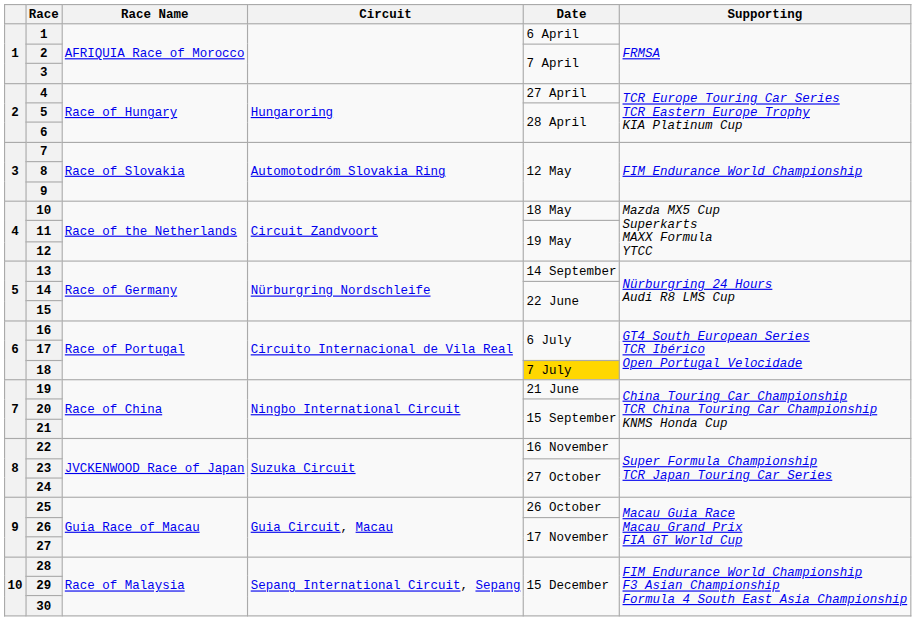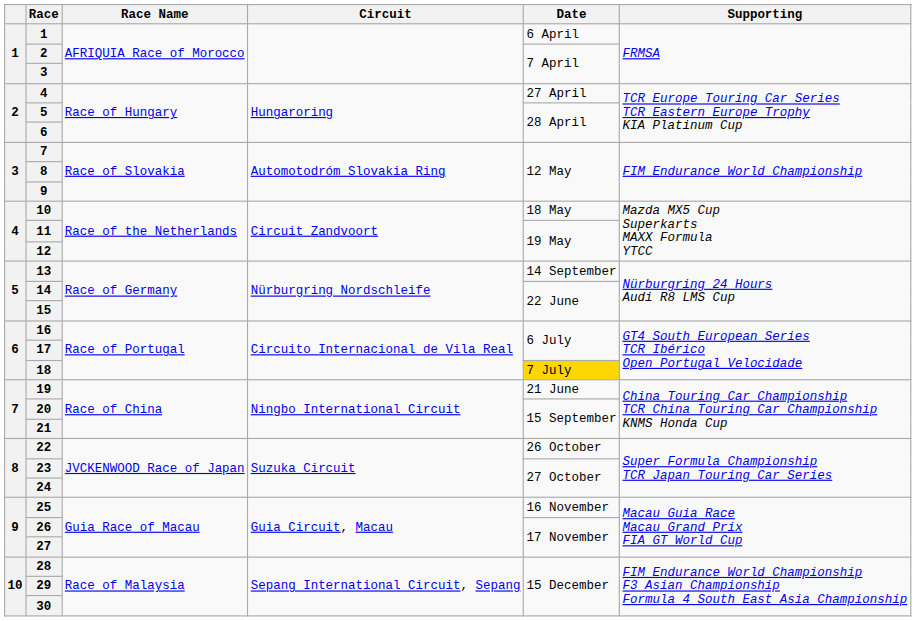(568, 449) 16 November -> (564, 449) 26 October
(564, 508) 26 October -> (568, 508) 16 November
